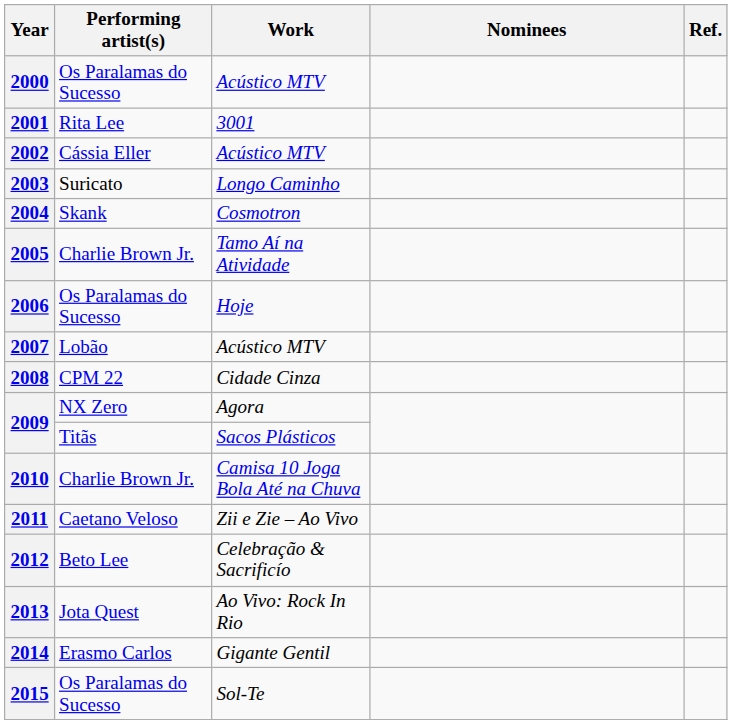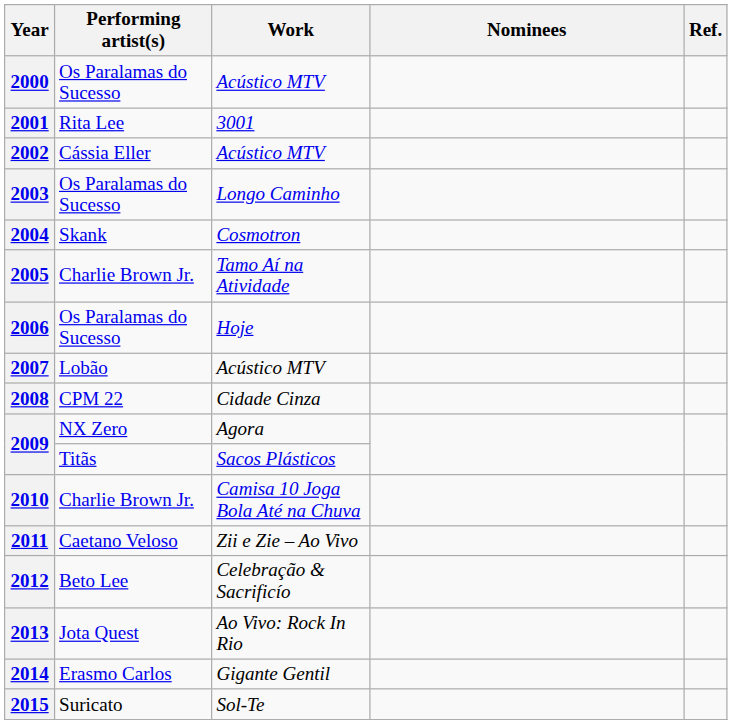(91, 183) Suricato -> (123, 193) Os Paralamas do Sucesso
(123, 693) Os Paralamas do Sucesso -> (91, 704) Suricato
